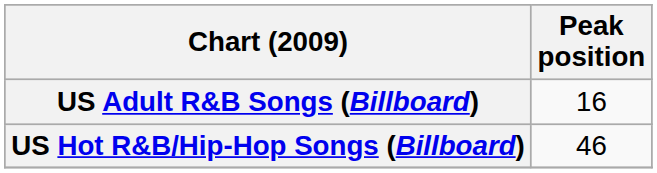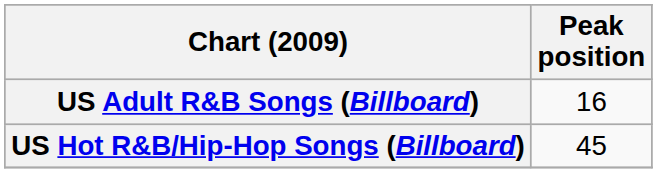(591, 145) 46 -> (591, 145) 45
